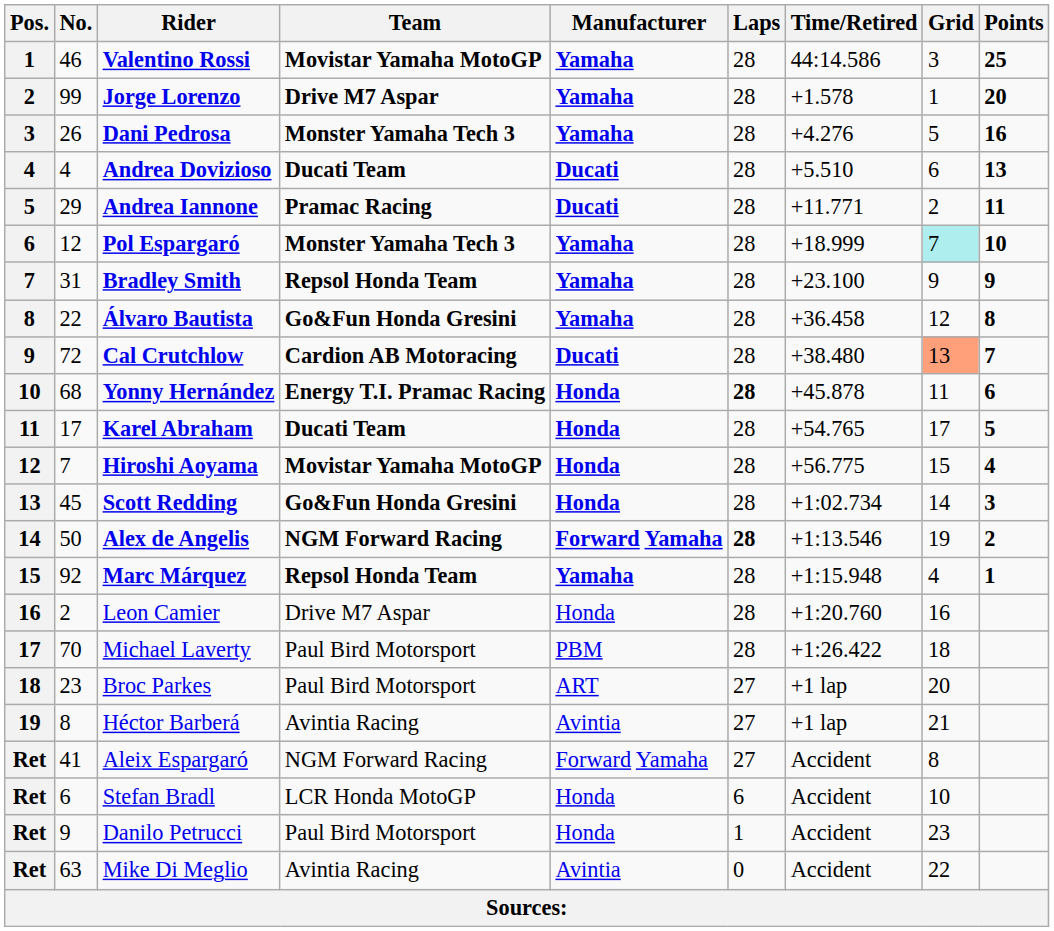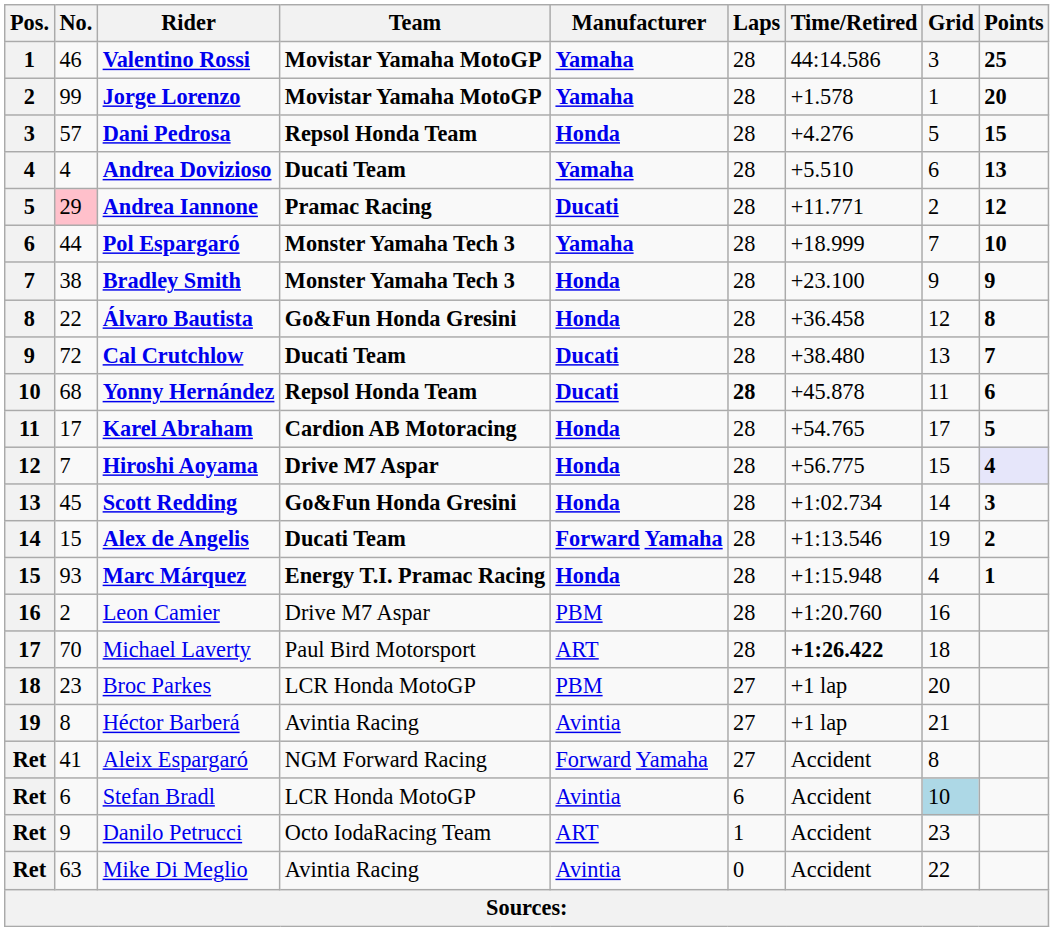(362, 96) Drive M7 Aspar -> (413, 96) Movistar Yamaha MotoGP
(71, 133) 26 -> (71, 133) 57
(400, 133) Monster Yamaha Tech 3 -> (381, 133) Repsol Honda Team
(595, 133) Yamaha -> (588, 133) Honda
(995, 133) 16 -> (995, 133) 15
(587, 170) Ducati -> (595, 170) Yamaha
(71, 207) no background -> (71, 207) pink background
(995, 207) 11 -> (995, 207) 12
(71, 244) 12 -> (71, 244) 44
(933, 244) paleturquoise background -> (933, 244) no background
(71, 281) 31 -> (71, 281) 38
(381, 281) Repsol Honda Team -> (400, 281) Monster Yamaha Tech 3
(595, 281) Yamaha -> (588, 281) Honda
(595, 317) Yamaha -> (588, 317) Honda
(401, 354) Cardion AB Motoracing -> (345, 354) Ducati Team
(939, 354) lightsalmon background -> (939, 354) no background
(415, 391) Energy T.I. Pramac Racing -> (381, 391) Repsol Honda Team
(588, 391) Honda -> (587, 391) Ducati
(345, 428) Ducati Team -> (401, 428) Cardion AB Motoracing
(413, 465) Movistar Yamaha MotoGP -> (362, 465) Drive M7 Aspar
(990, 465) no background -> (990, 465) lavender background
(71, 538) 50 -> (71, 538) 15
(393, 538) NGM Forward Racing -> (345, 538) Ducati Team
(744, 538) bold -> (744, 538) normal
(71, 575) 92 -> (71, 575) 93
(381, 575) Repsol Honda Team -> (415, 575) Energy T.I. Pramac Racing
(595, 575) Yamaha -> (588, 575) Honda
(585, 612) Honda -> (579, 612) PBM
(579, 649) PBM -> (577, 649) ART
(836, 649) normal -> (837, 649) bold
(380, 686) Paul Bird Motorsport -> (380, 686) LCR Honda MotoGP
(577, 686) ART -> (579, 686) PBM
(585, 796) Honda -> (588, 796) Avintia
(939, 796) no background -> (939, 796) lightblue background
(380, 833) Paul Bird Motorsport -> (388, 833) Octo IodaRacing Team
(585, 833) Honda -> (577, 833) ART
